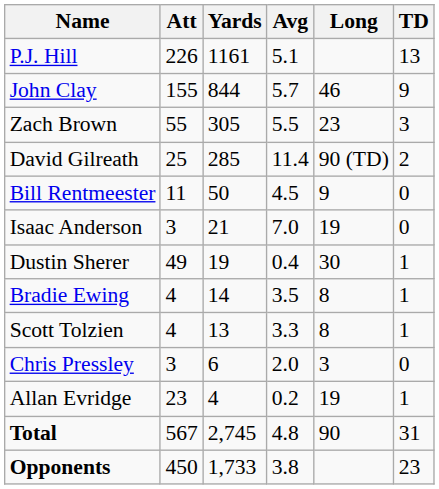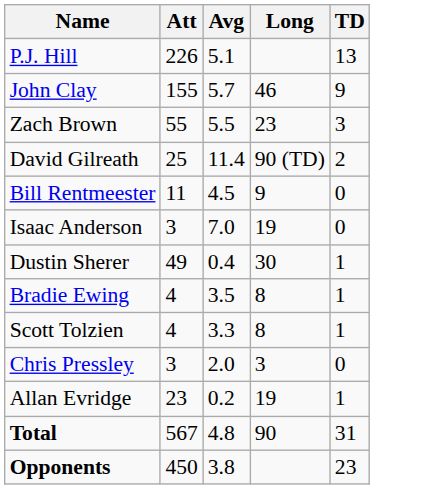- column: (235, 21)
